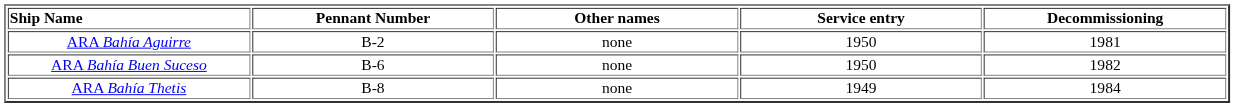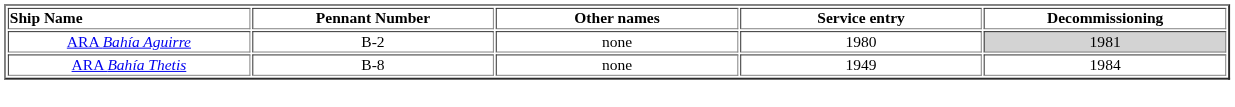(861, 41) 1950 -> (861, 41) 1980
(1105, 41) no background -> (1105, 41) lightgrey background
- row: (129, 65)
